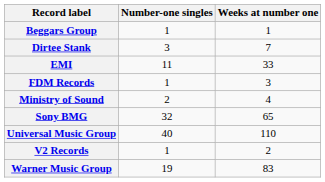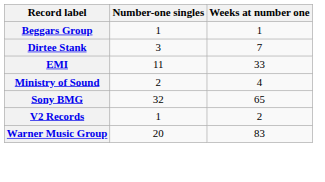- row: (61, 82)
- row: (61, 133)
(167, 168) 19 -> (158, 133) 20
